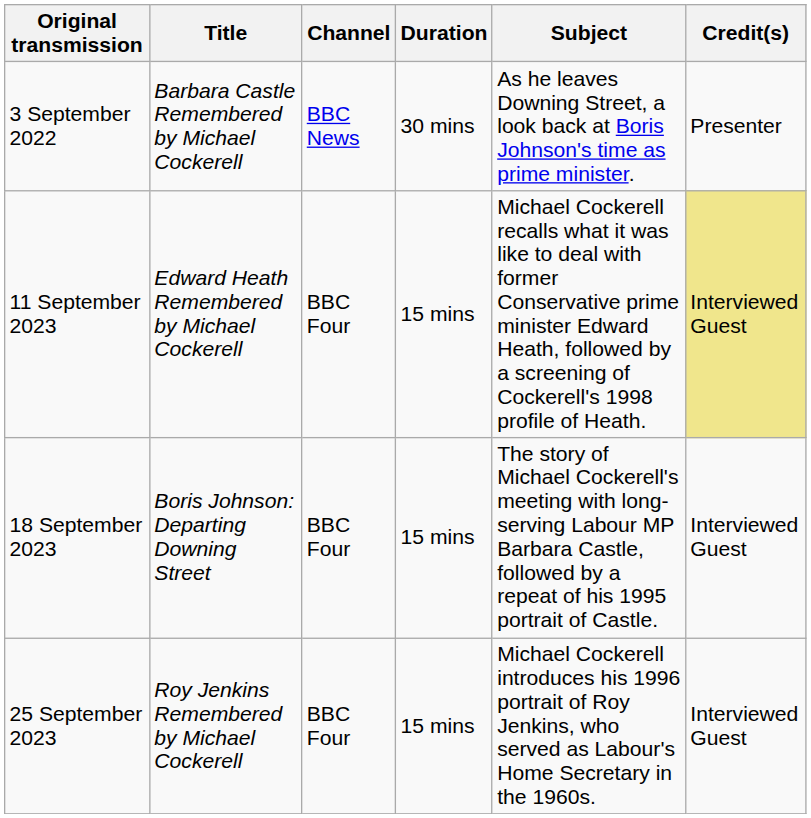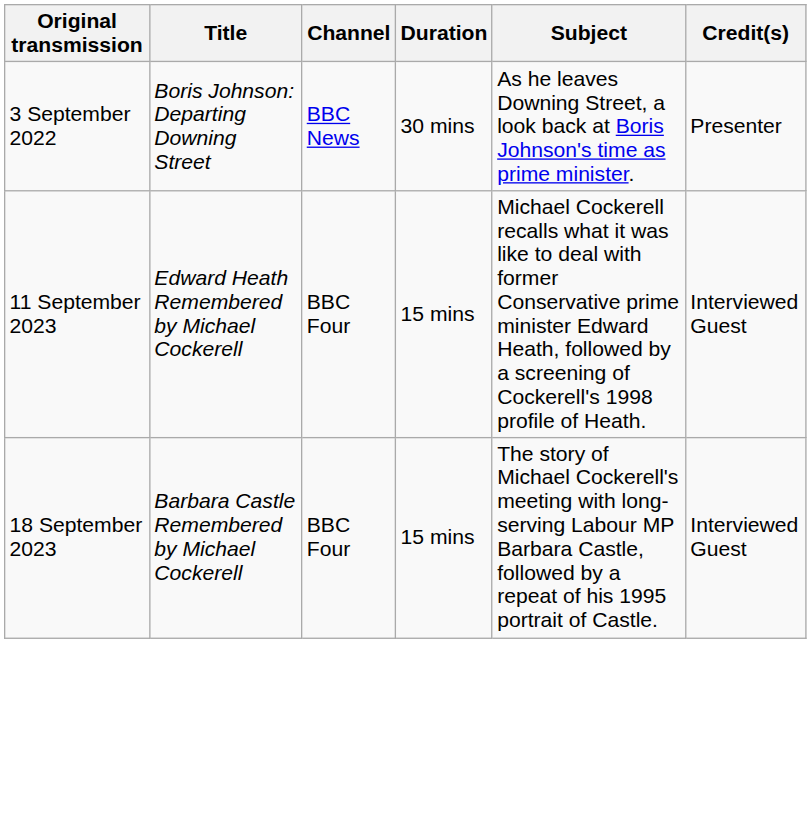(225, 126) Barbara Castle Remembered by Michael Cockerell -> (224, 126) Boris Johnson: Departing Downing Street
(744, 313) khaki background -> (744, 313) no background
(224, 537) Boris Johnson: Departing Downing Street -> (225, 537) Barbara Castle Remembered by Michael Cockerell
- row: (76, 725)
